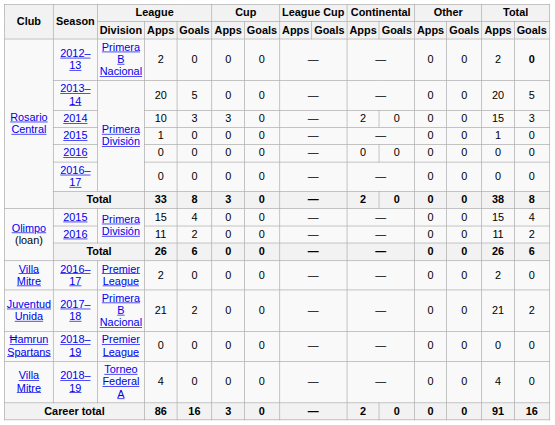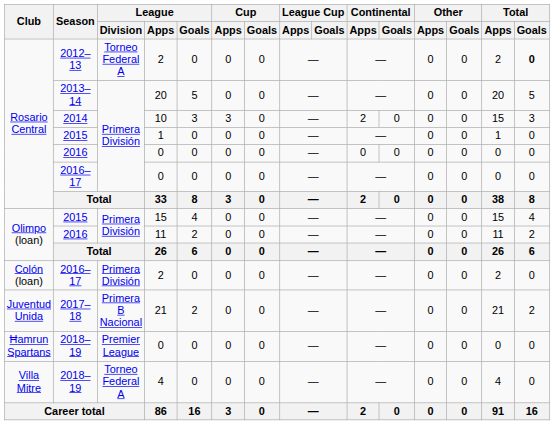(121, 59) Primera B Nacional -> (121, 59) Torneo Federal A
(29, 275) Villa Mitre -> (29, 275) Colón (loan)
(121, 275) Premier League -> (121, 275) Primera División
